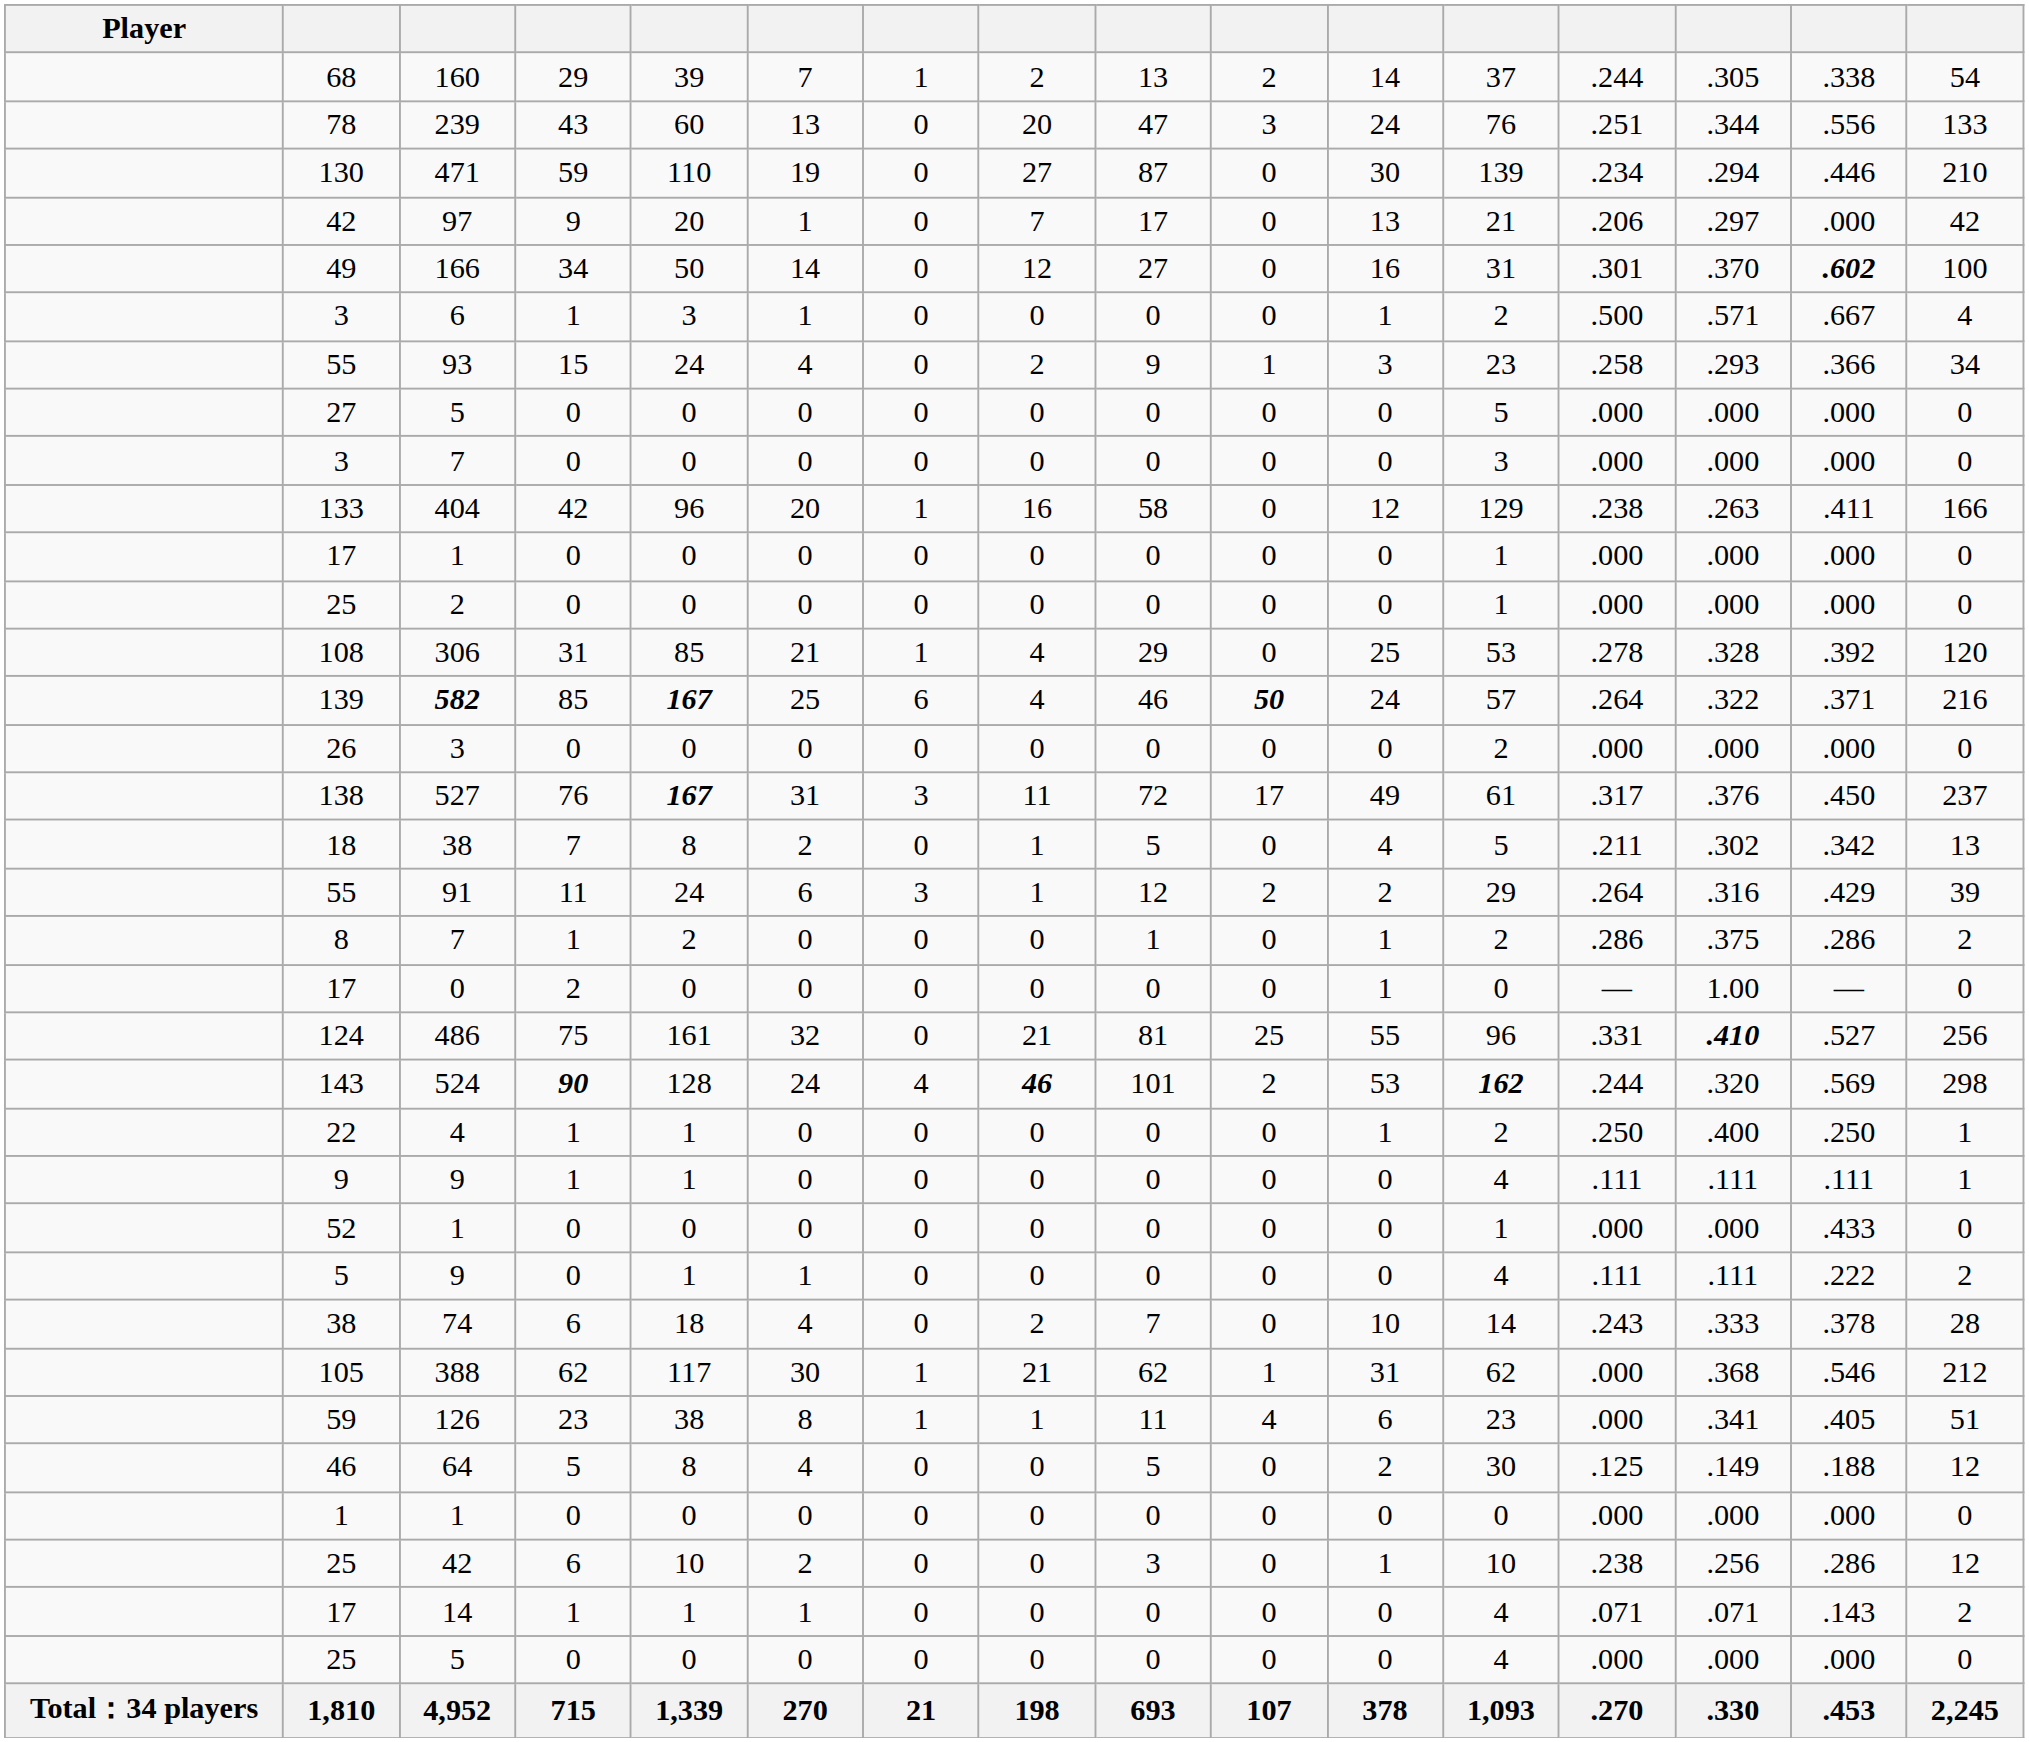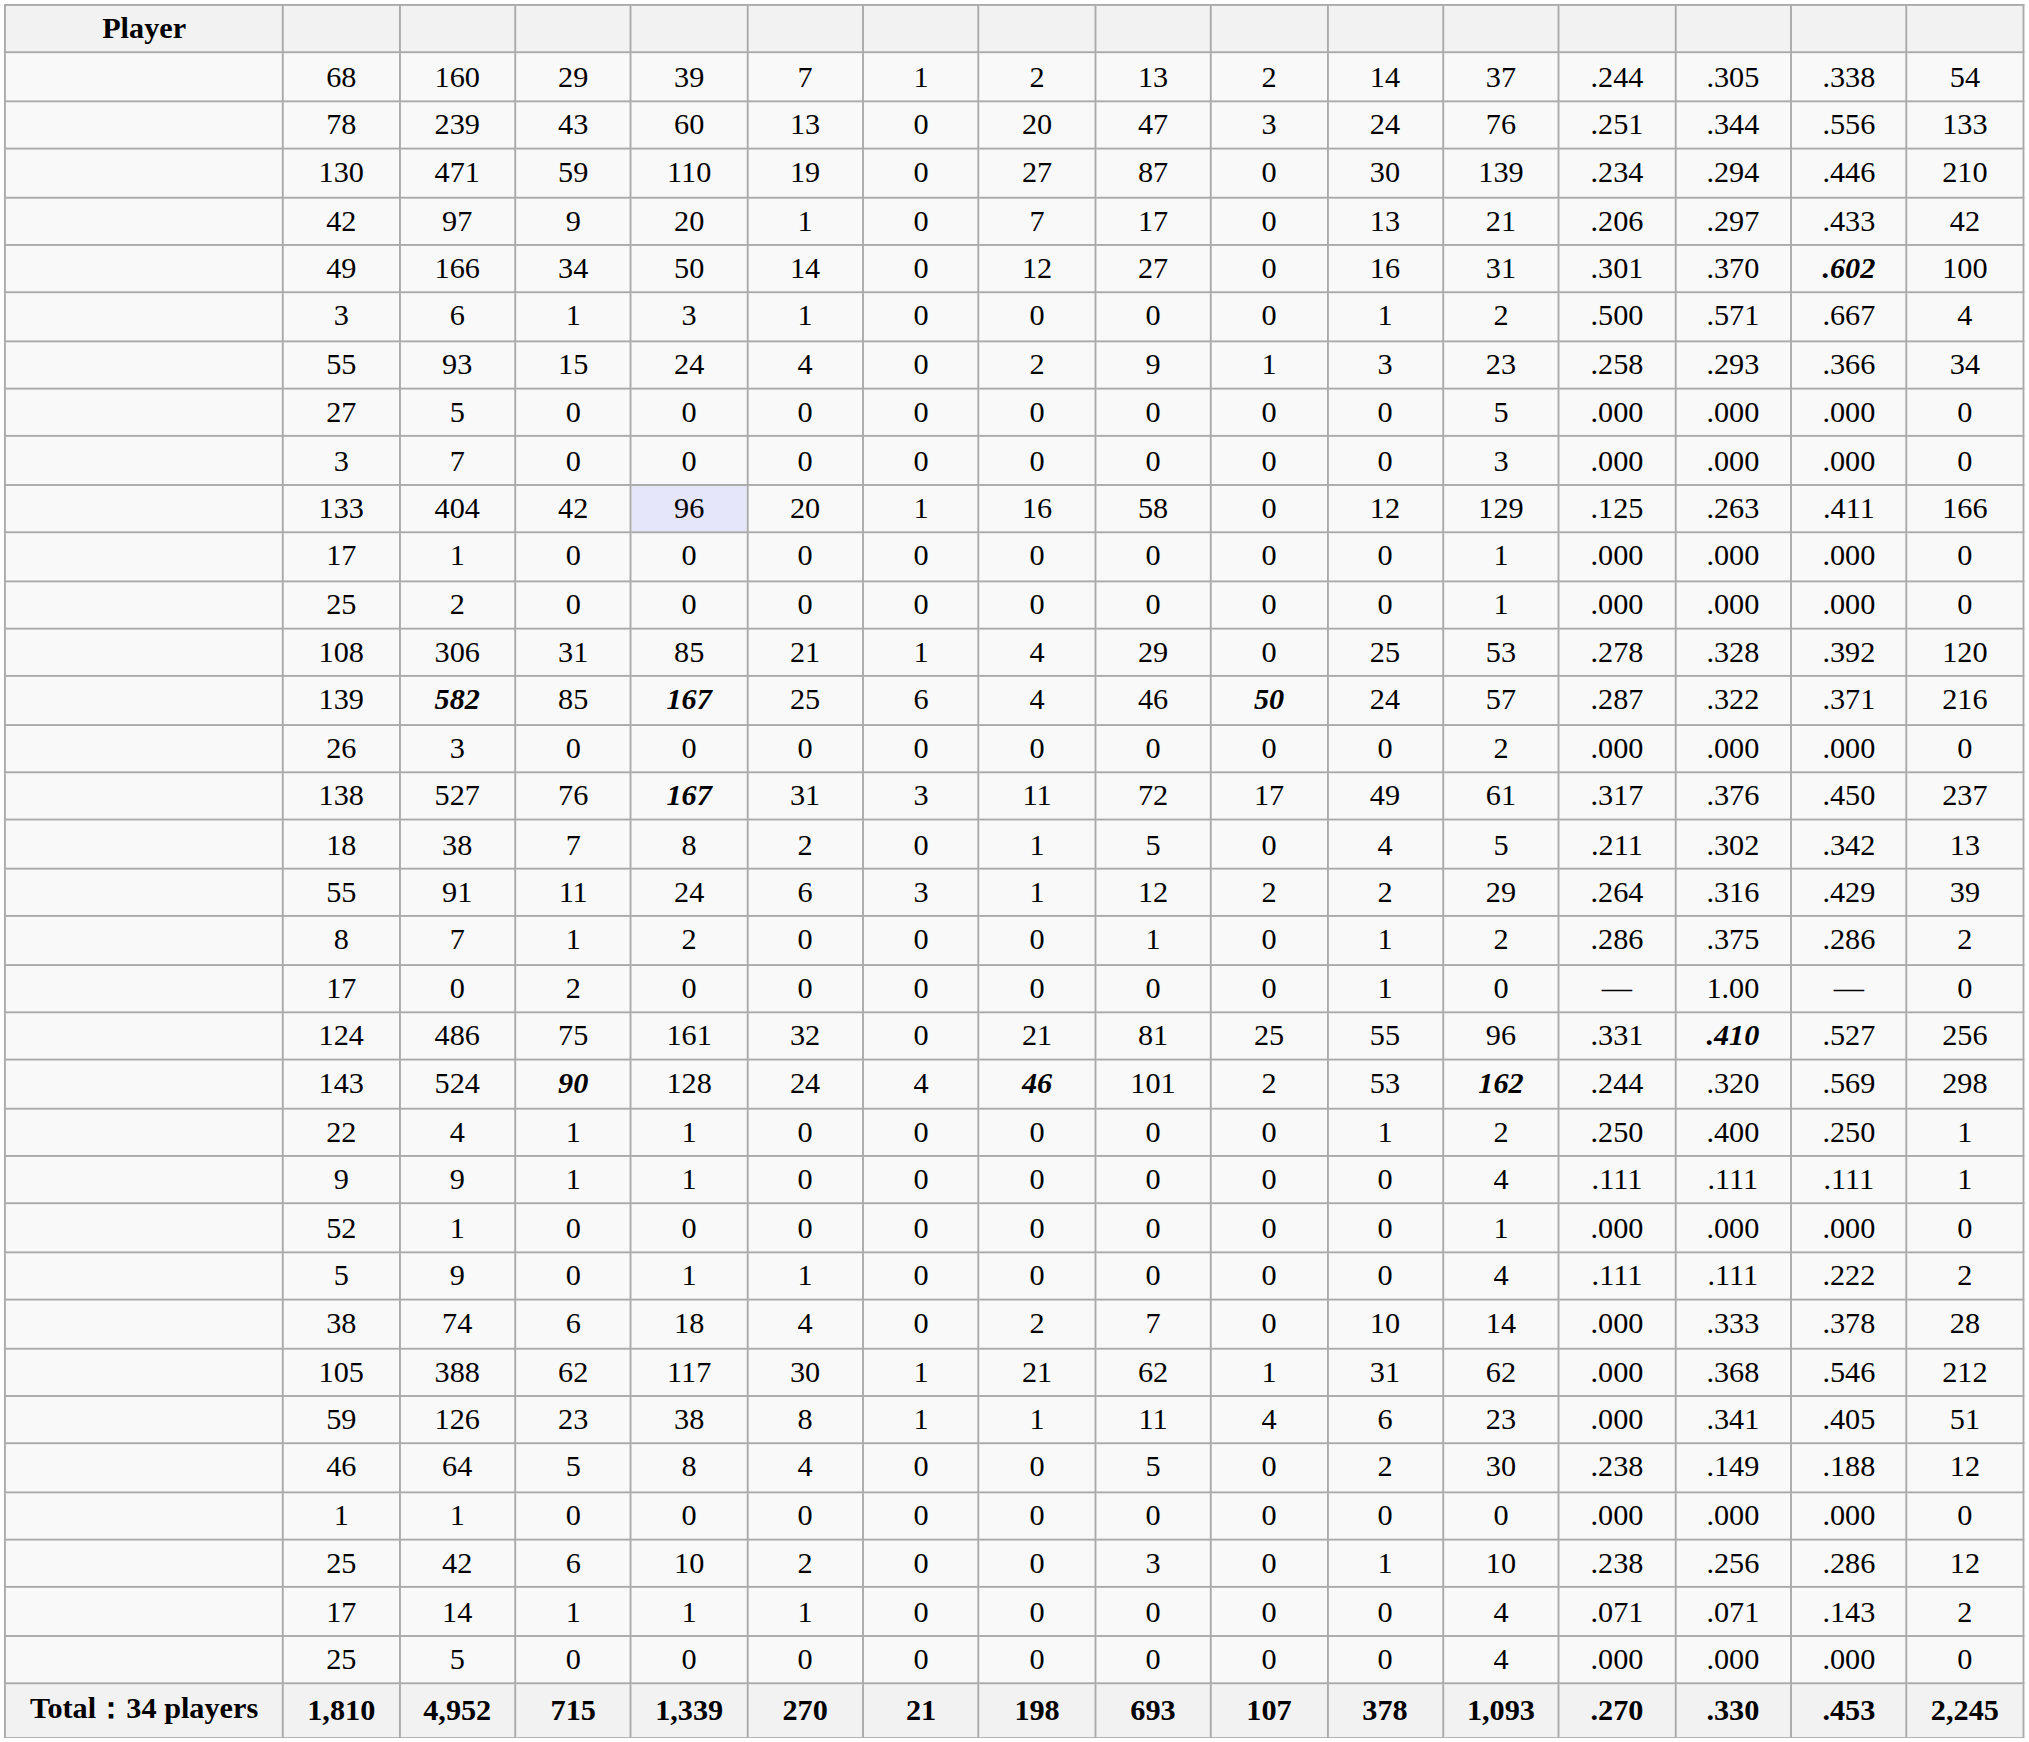(1849, 220) .000 -> (1849, 220) .433
(689, 508) no background -> (689, 508) lavender background
(1617, 508) .238 -> (1617, 508) .125
(1617, 699) .264 -> (1617, 699) .287
(1849, 1227) .433 -> (1849, 1227) .000
(1617, 1323) .243 -> (1617, 1323) .000
(1617, 1467) .125 -> (1617, 1467) .238
